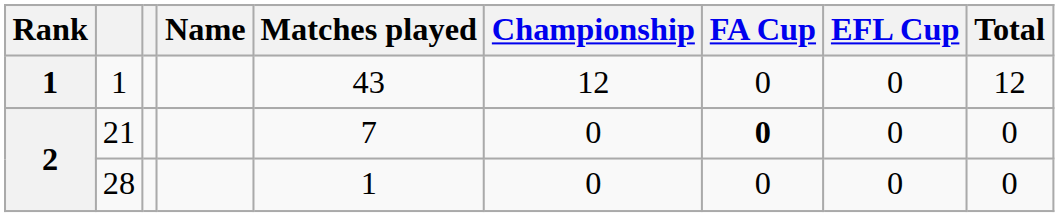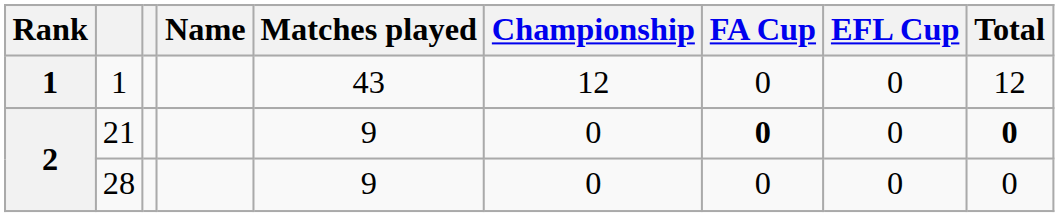(369, 132) 7 -> (369, 132) 9
(1010, 132) normal -> (1010, 132) bold
(369, 183) 1 -> (369, 183) 9
